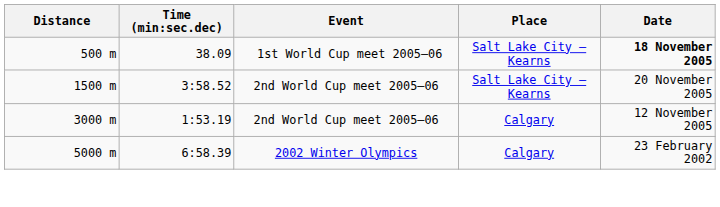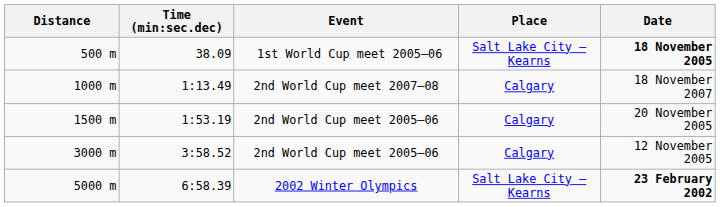+ row: (95, 87)
(206, 87) 3:58.52 -> (206, 120) 1:53.19
(529, 87) Salt Lake City – Kearns -> (529, 120) Calgary
(206, 120) 1:53.19 -> (206, 153) 3:58.52
(529, 153) Calgary -> (529, 186) Salt Lake City – Kearns
(673, 153) normal -> (673, 186) bold
